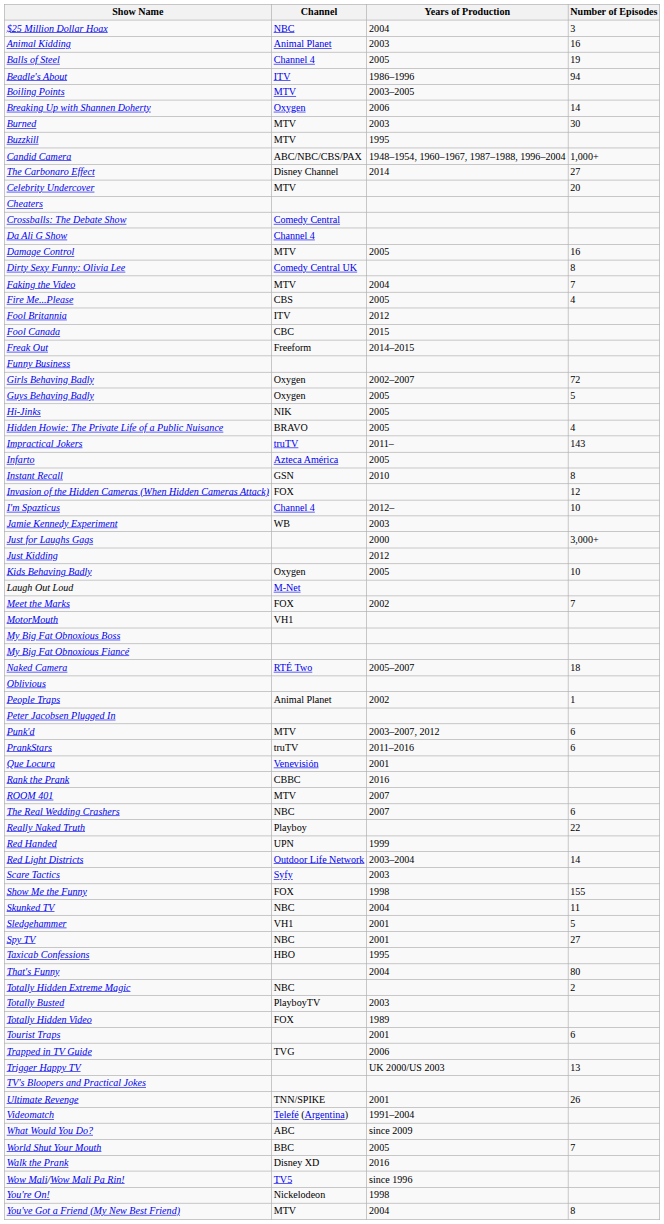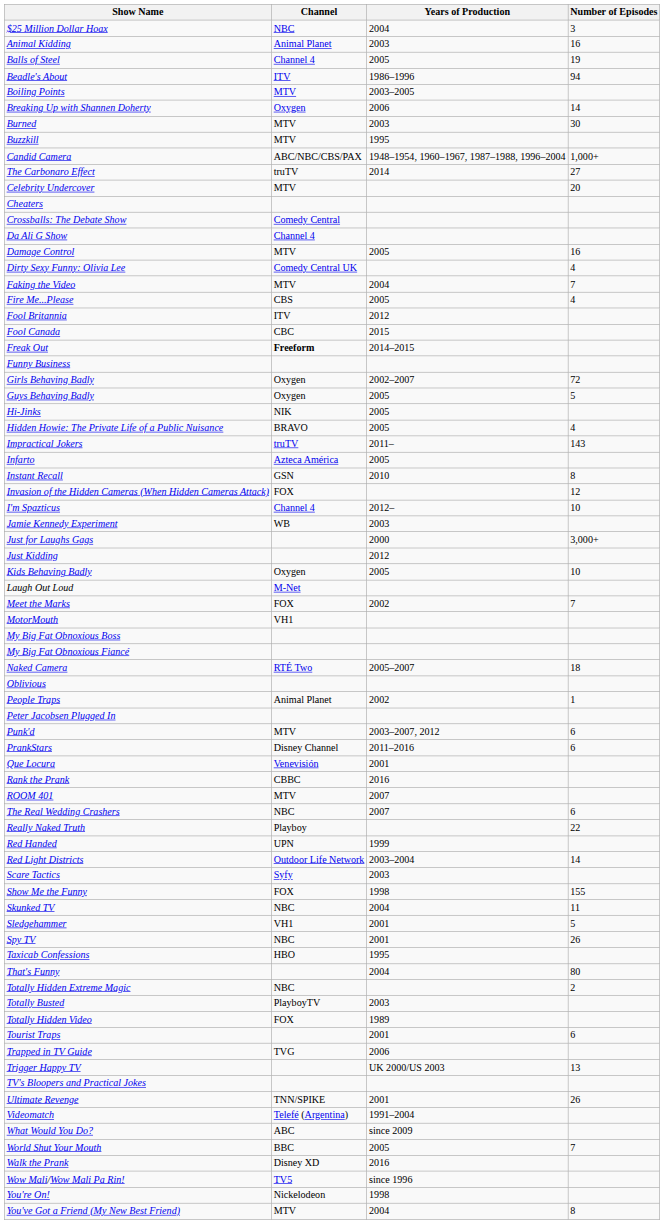(306, 172) Disney Channel -> (286, 172) truTV
(573, 268) 8 -> (573, 268) 4
(292, 348) normal -> (294, 348) bold
(286, 747) truTV -> (306, 747) Disney Channel
(575, 939) 27 -> (575, 939) 26
